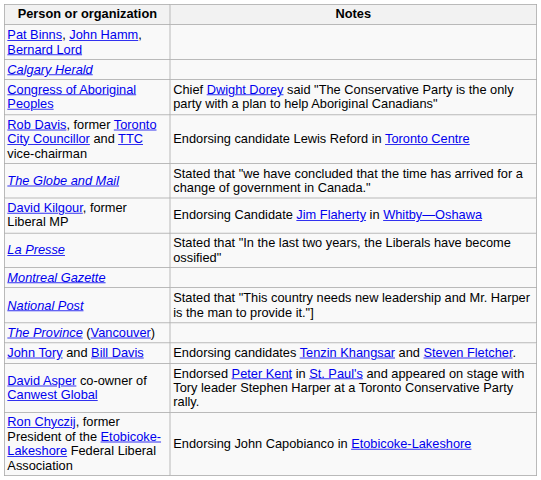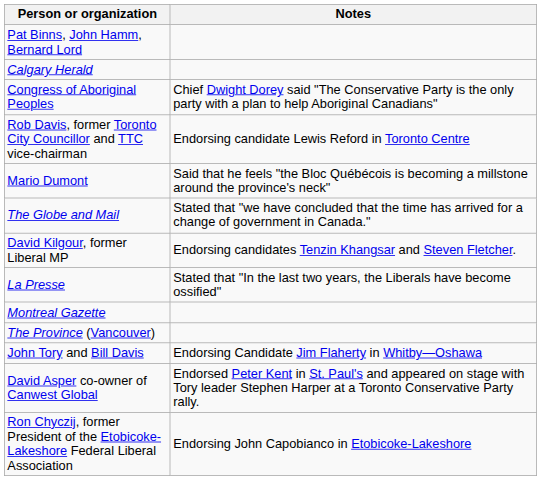+ row: (48, 180)
(328, 215) Endorsing Candidate Jim Flaherty in Whitby—Oshawa -> (345, 250) Endorsing candidates Tenzin Khangsar and Steven Fletcher.
- row: (45, 305)
(345, 353) Endorsing candidates Tenzin Khangsar and Steven Fletcher. -> (328, 353) Endorsing Candidate Jim Flaherty in Whitby—Oshawa
